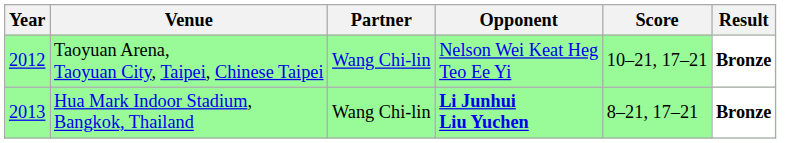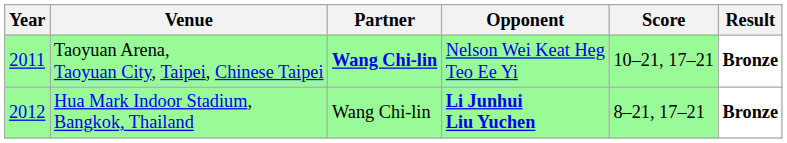(27, 60) 2012 -> (27, 60) 2011
(381, 60) normal -> (385, 60) bold
(27, 112) 2013 -> (27, 112) 2012
